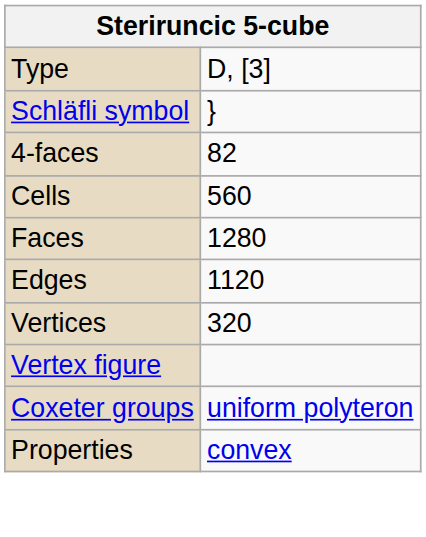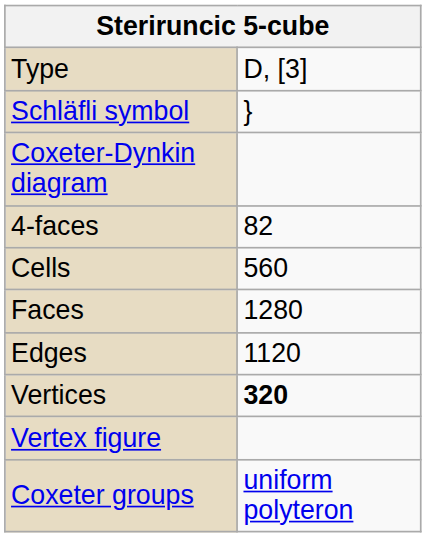+ row: (103, 168)
(229, 323) normal -> (266, 395) bold
- row: (72, 450)
